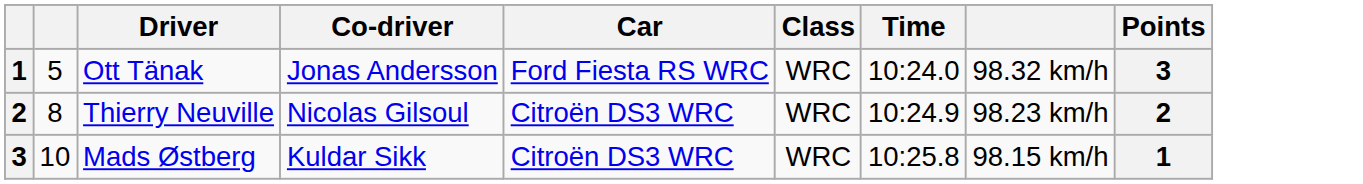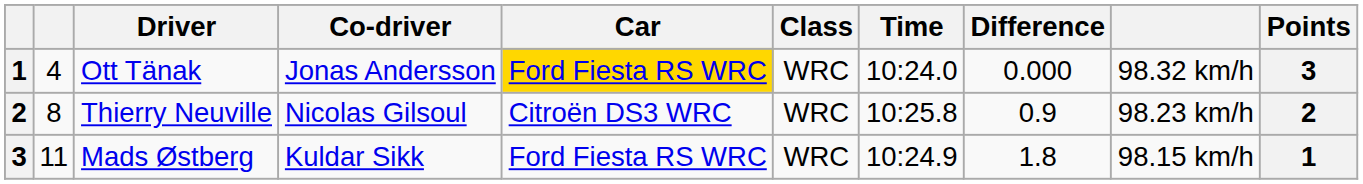+ column: (1038, 27)
(55, 71) 5 -> (54, 71) 4
(640, 71) no background -> (638, 71) gold background
(914, 114) 10:24.9 -> (912, 114) 10:25.8
(55, 157) 10 -> (54, 157) 11
(622, 157) Citroën DS3 WRC -> (638, 157) Ford Fiesta RS WRC
(914, 157) 10:25.8 -> (912, 157) 10:24.9
